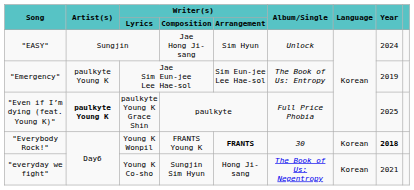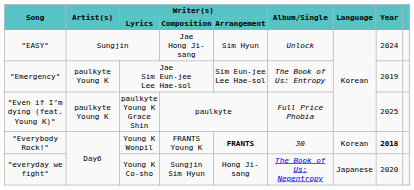(93, 112) bold -> (93, 112) normal
(355, 169) Korean -> (355, 169) Japanese
(389, 169) 2021 -> (389, 169) 2020
